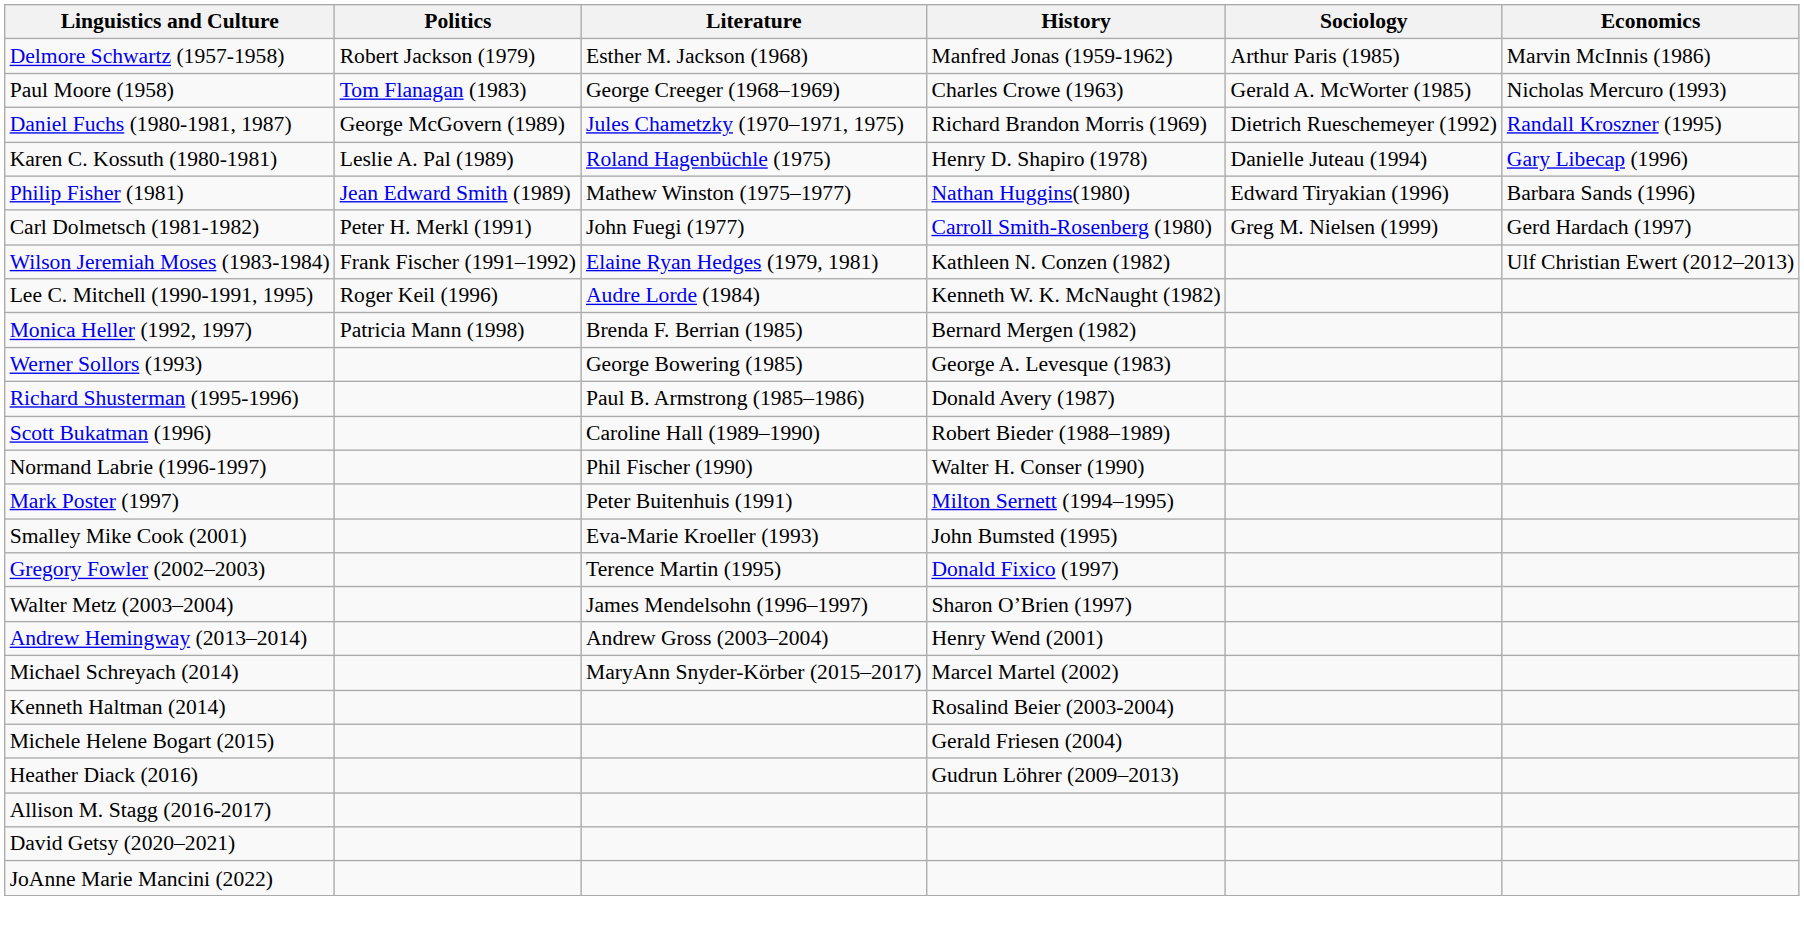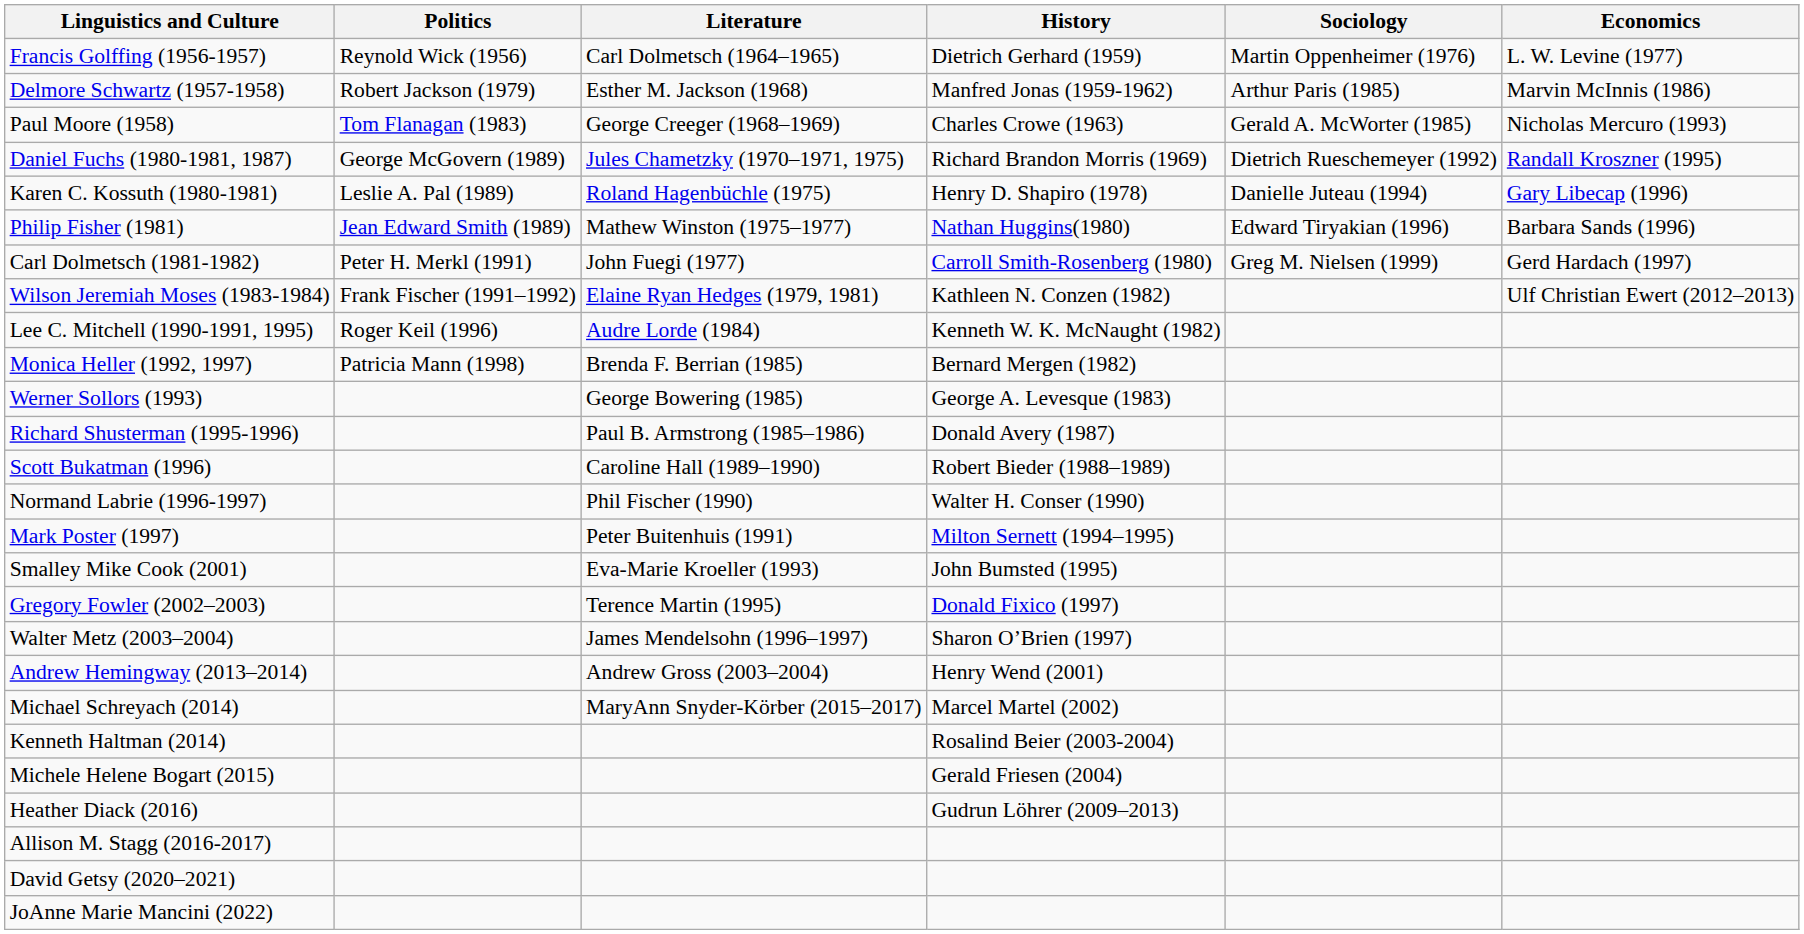+ row: (138, 55)
